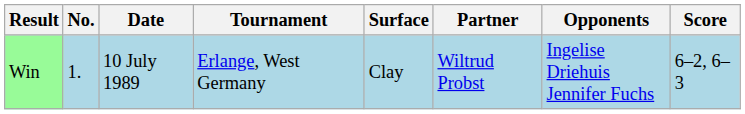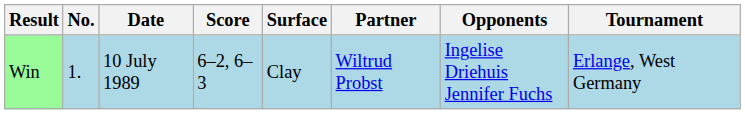columns swapped: (279, 19) <-> (705, 19)
